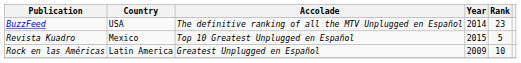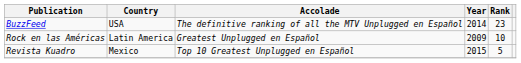rows swapped: (41, 38) <-> (56, 51)
